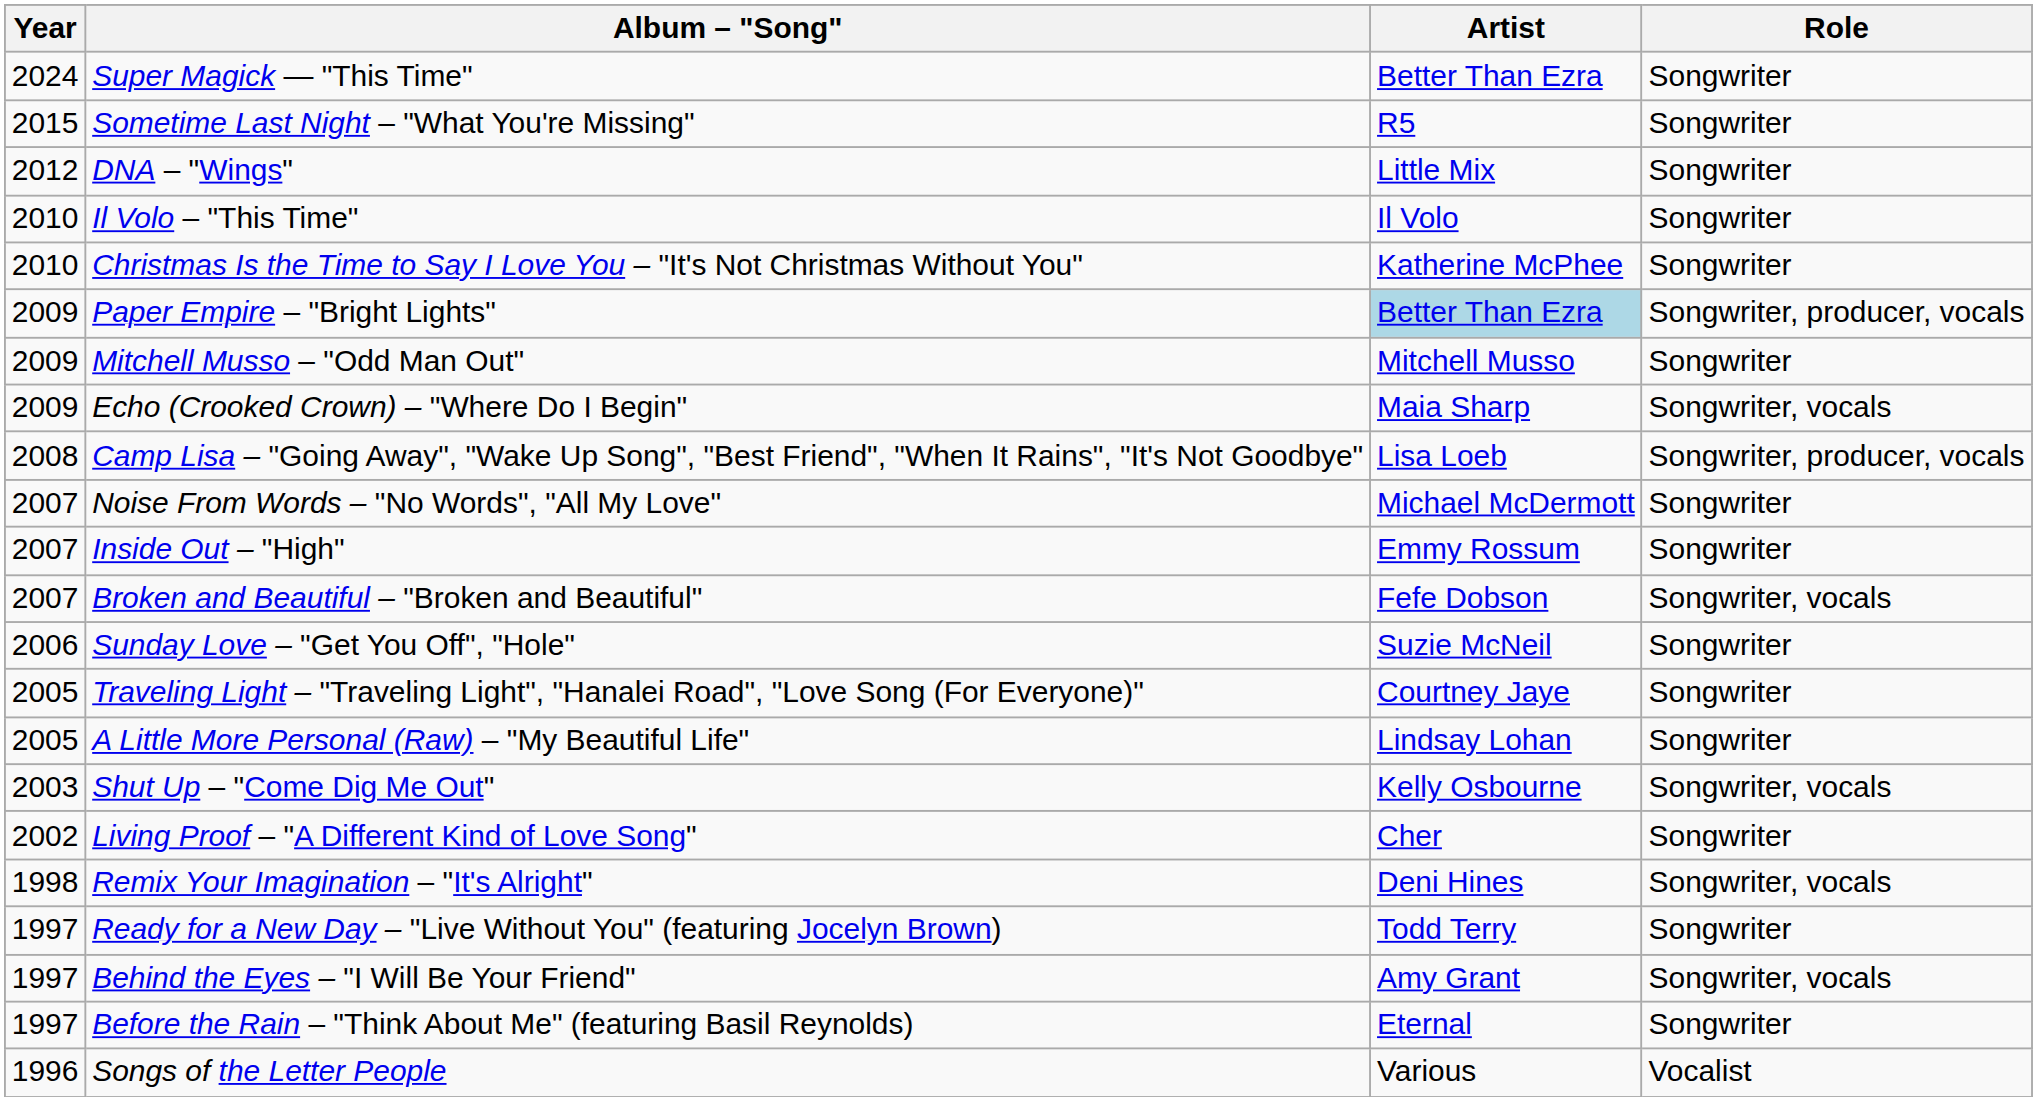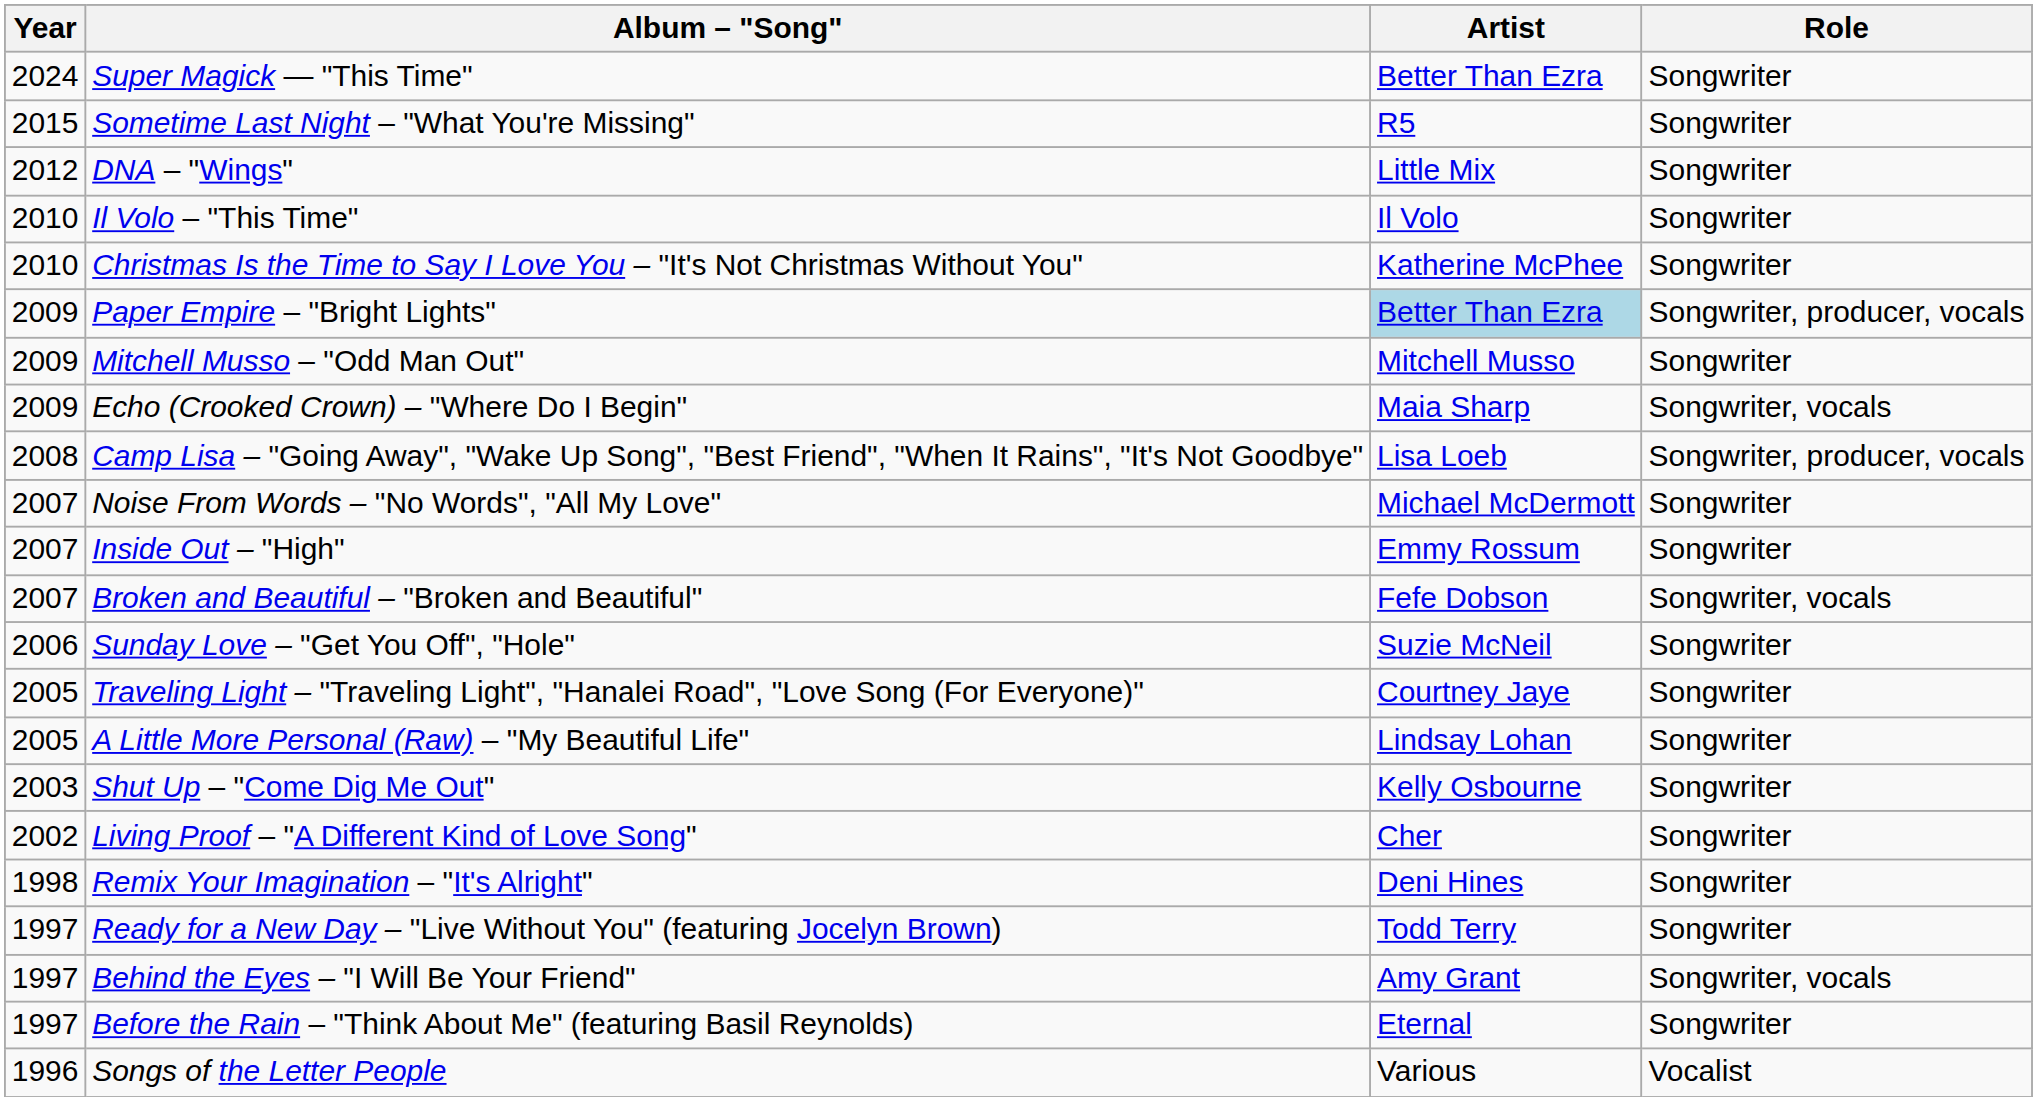(1770, 787) Songwriter, vocals -> (1720, 787) Songwriter
(1770, 882) Songwriter, vocals -> (1720, 882) Songwriter
